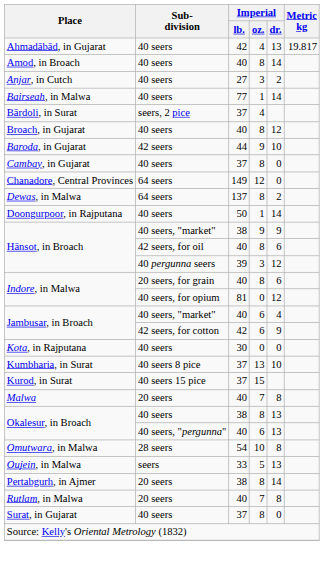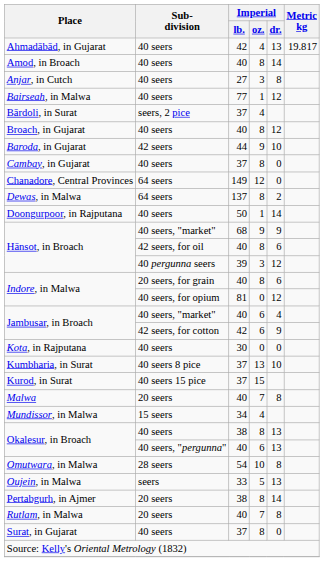(279, 79) 2 -> (279, 79) 8
(276, 96) 14 -> (276, 96) 12
(242, 230) 38 -> (242, 230) 68
+ row: (52, 414)
